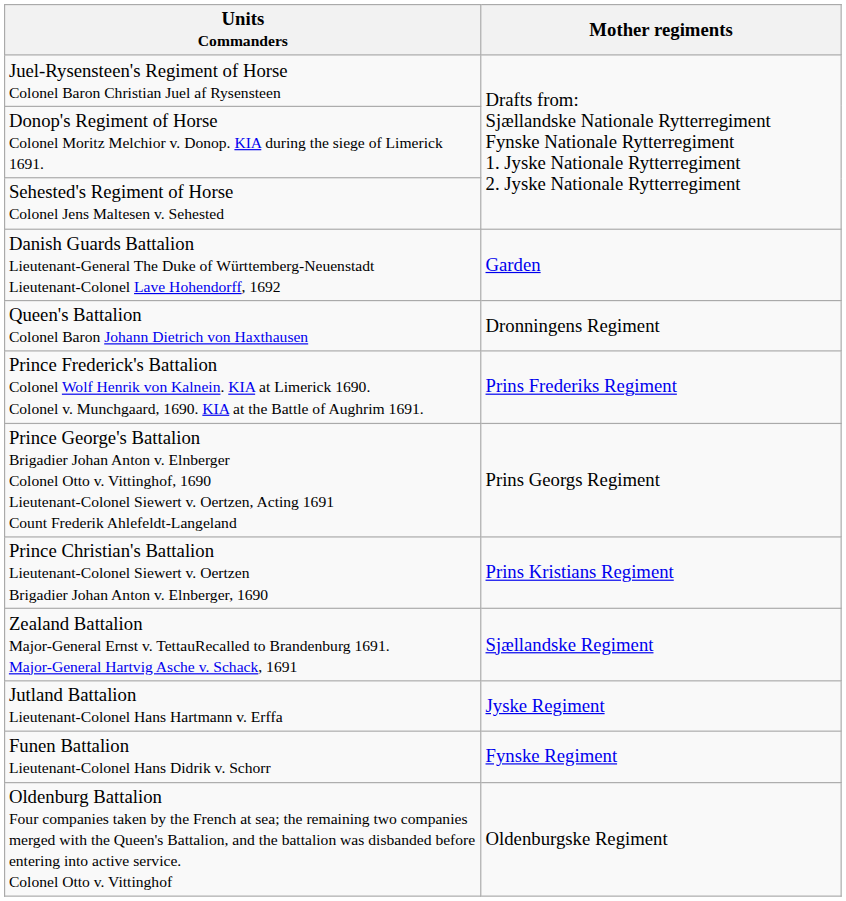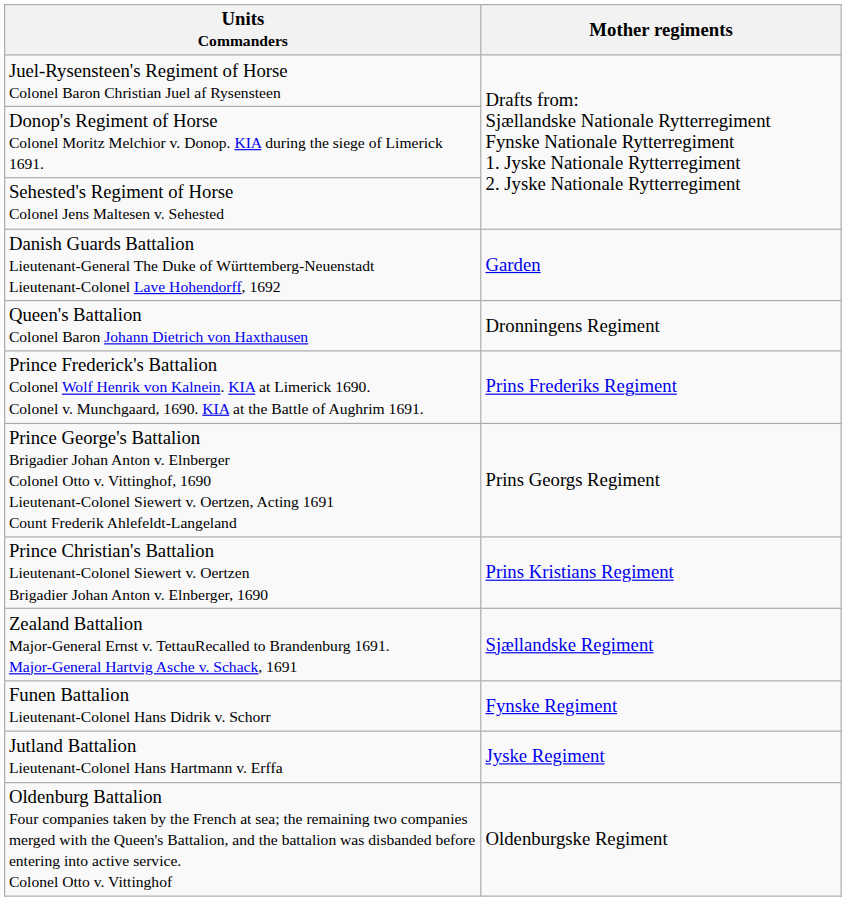rows swapped: (140, 756) <-> (146, 705)
